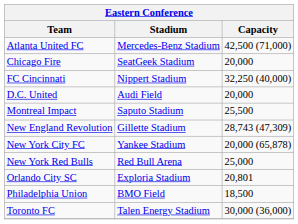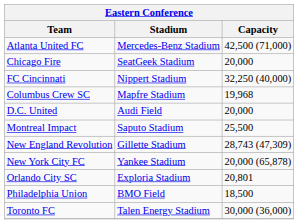+ row: (48, 95)
- row: (50, 161)
